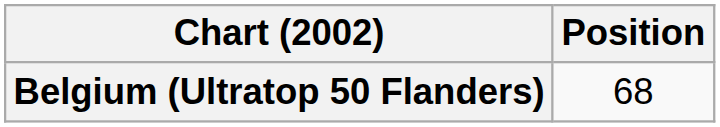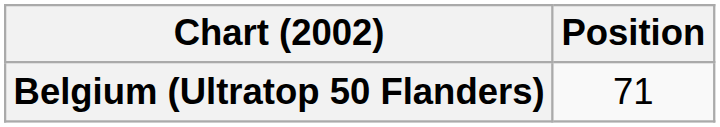(633, 91) 68 -> (633, 91) 71
